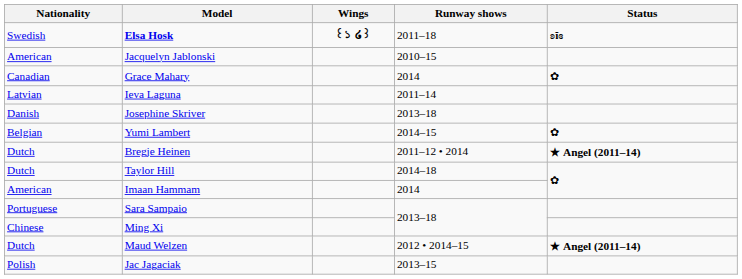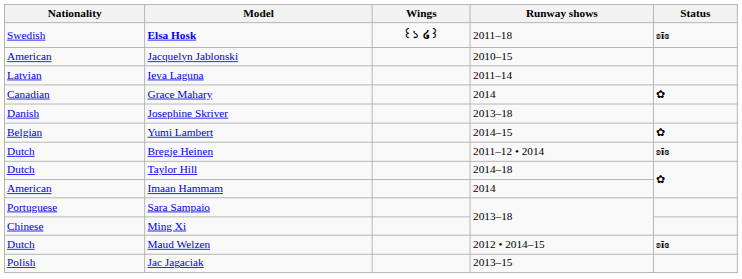rows swapped: (157, 75) <-> (153, 94)
(595, 152) ★ Angel (2011–14) -> (663, 151) ʚĭɞ
(595, 246) ★ Angel (2011–14) -> (663, 244) ʚĭɞ
